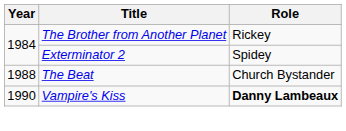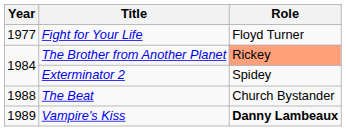+ row: (92, 34)
(251, 34) no background -> (251, 55) lightsalmon background
(22, 95) 1990 -> (22, 116) 1989
